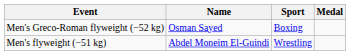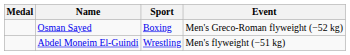columns swapped: (330, 12) <-> (85, 12)
